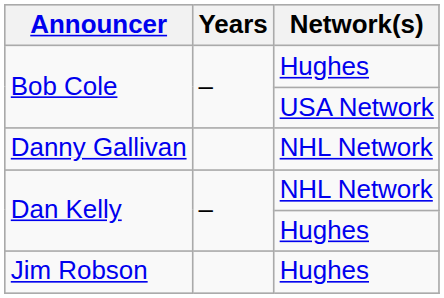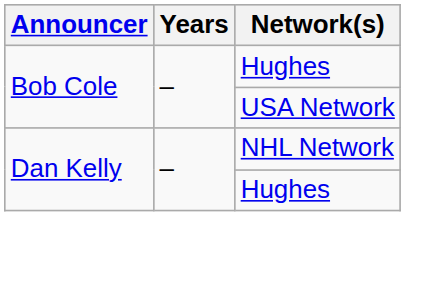- row: (99, 148)
- row: (79, 271)
